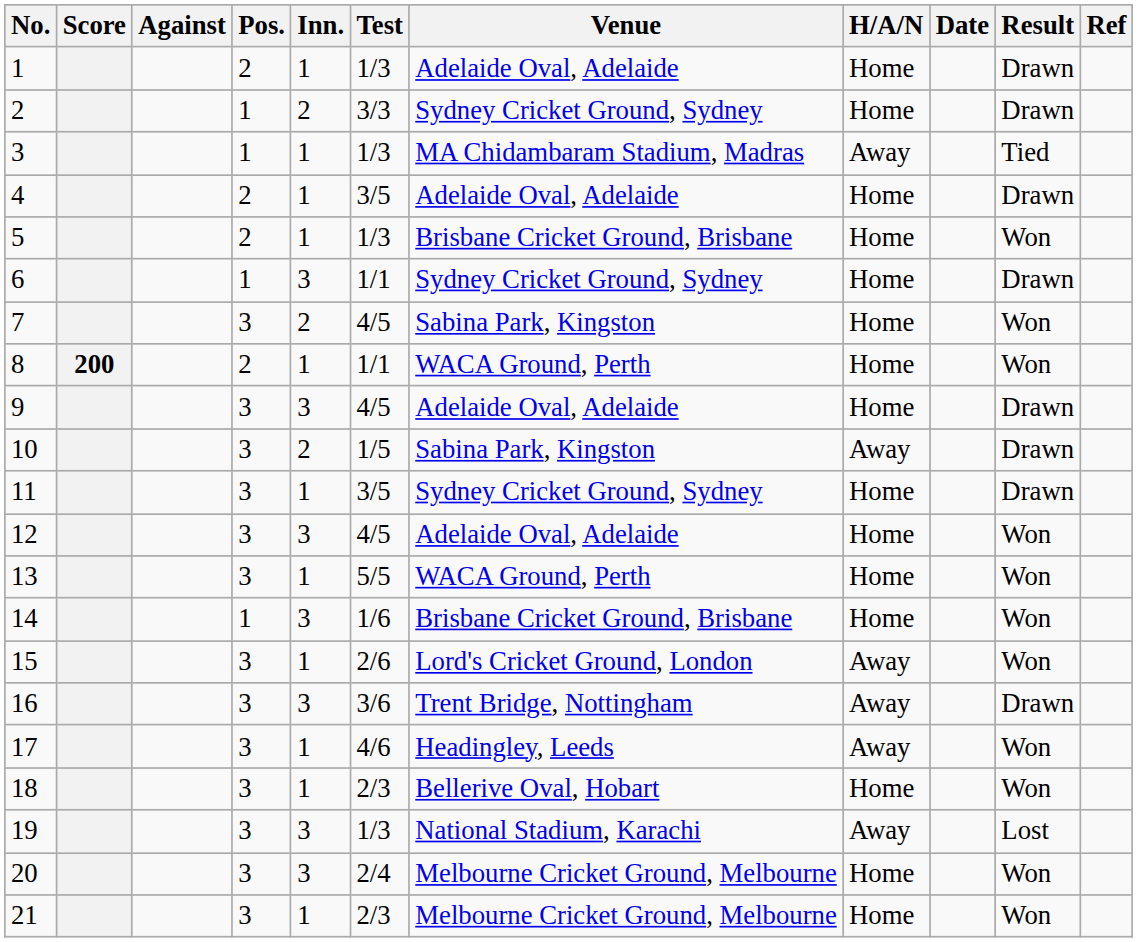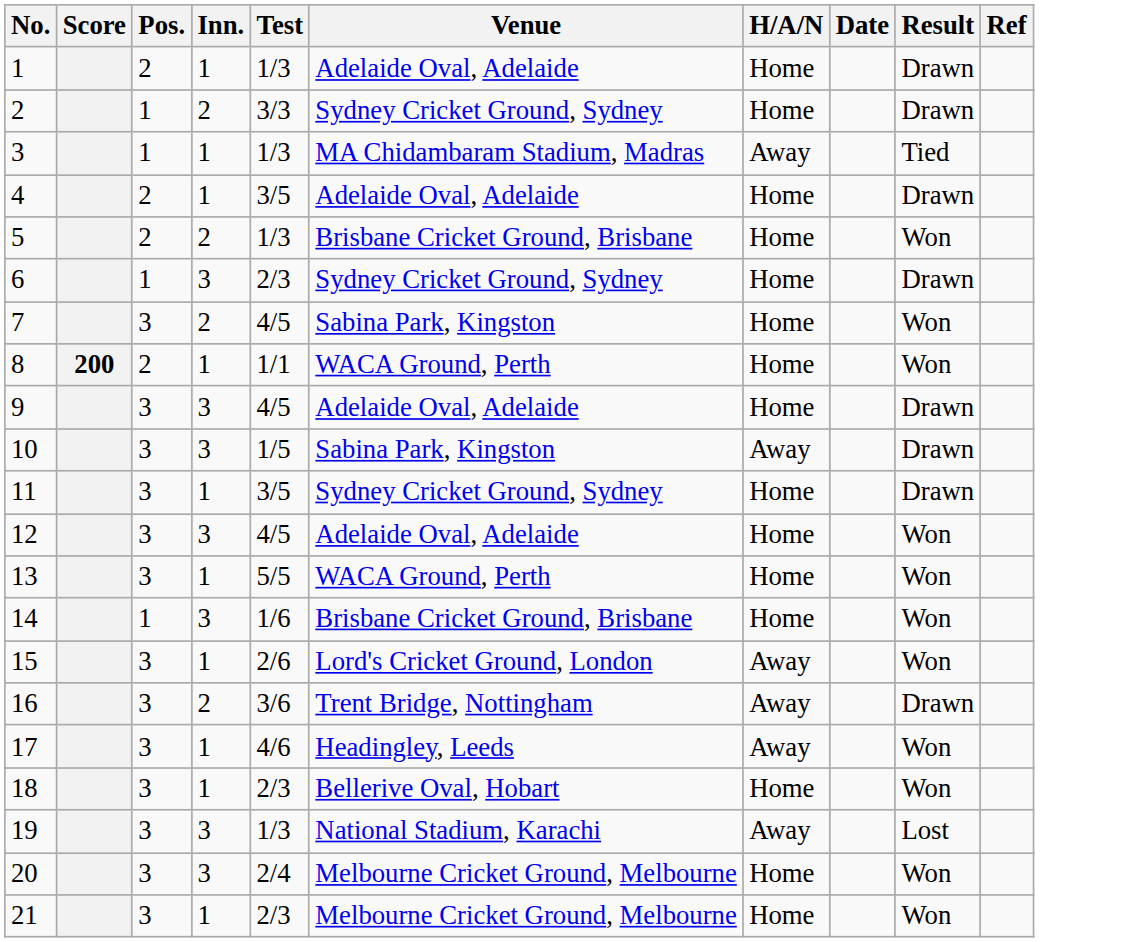- column: (182, 25)
(304, 237) 1 -> (204, 237) 2
(374, 279) 1/1 -> (274, 279) 2/3
(304, 449) 2 -> (204, 449) 3
(304, 703) 3 -> (204, 703) 2
